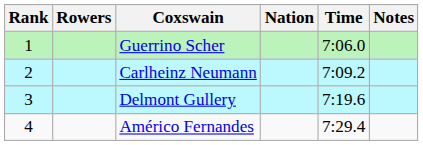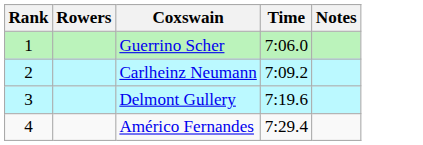- column: (289, 18)
